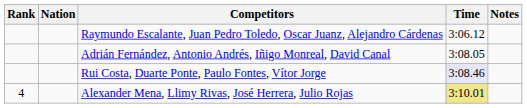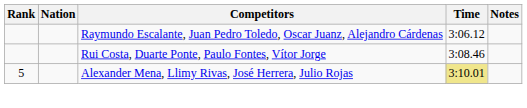- row: (236, 54)
(467, 73) lavender background -> (467, 54) no background
(21, 93) 4 -> (21, 73) 5
